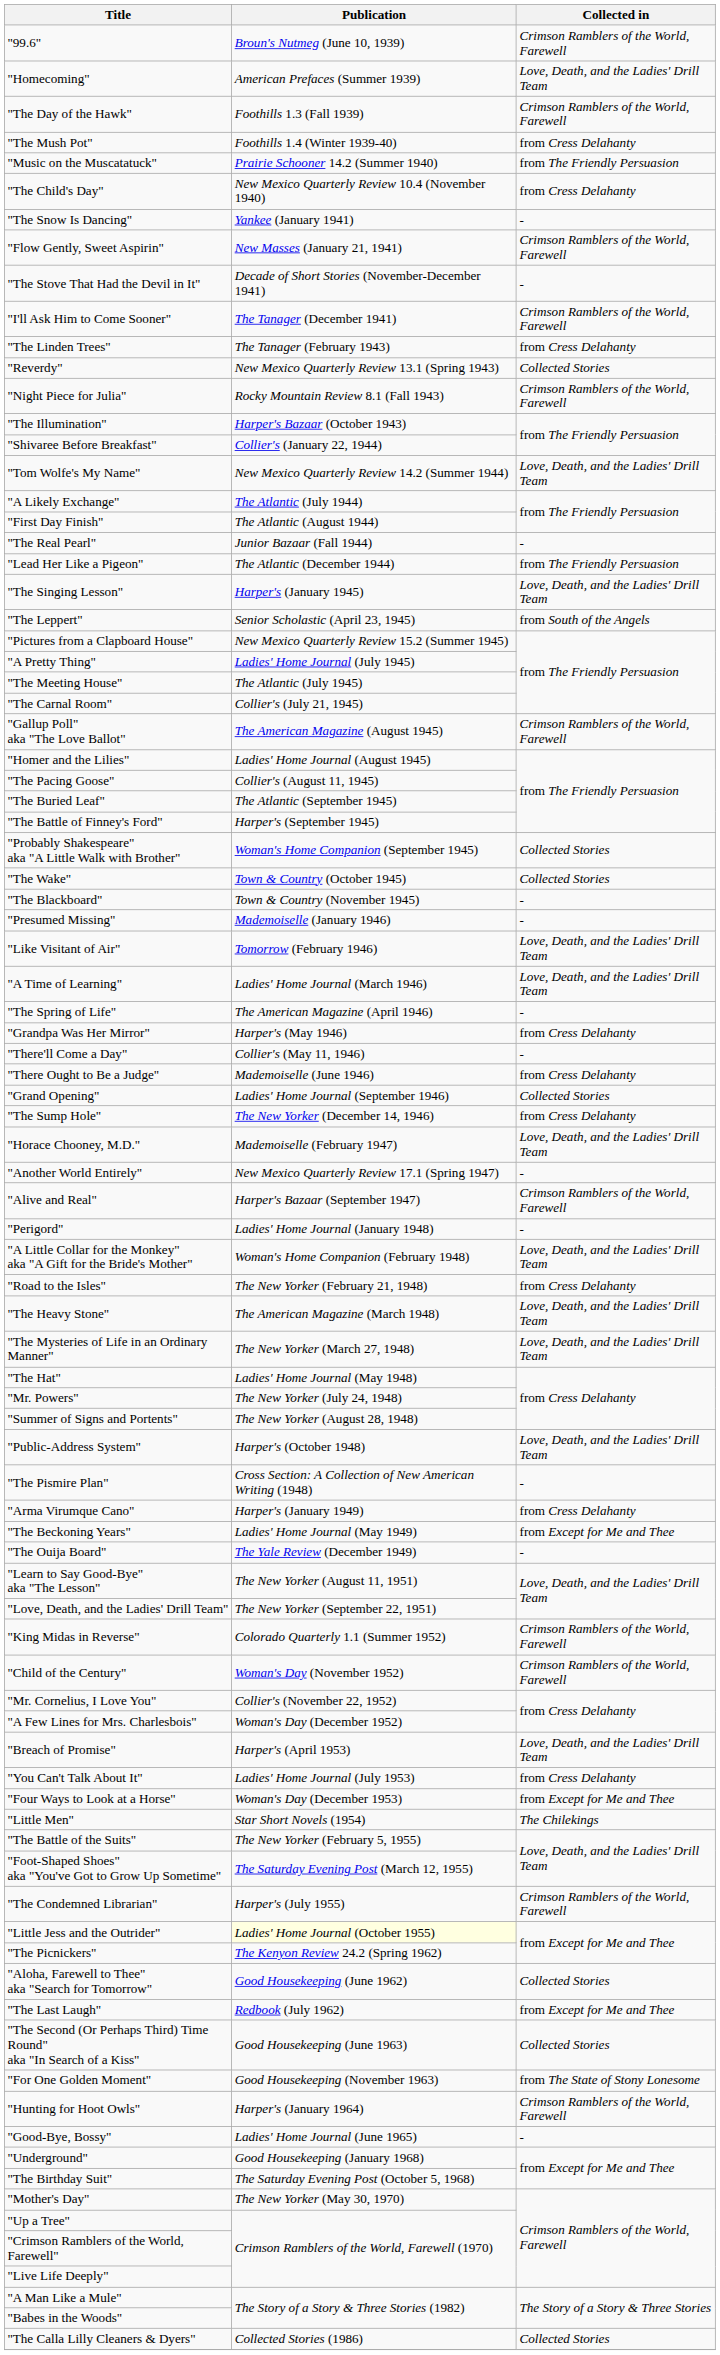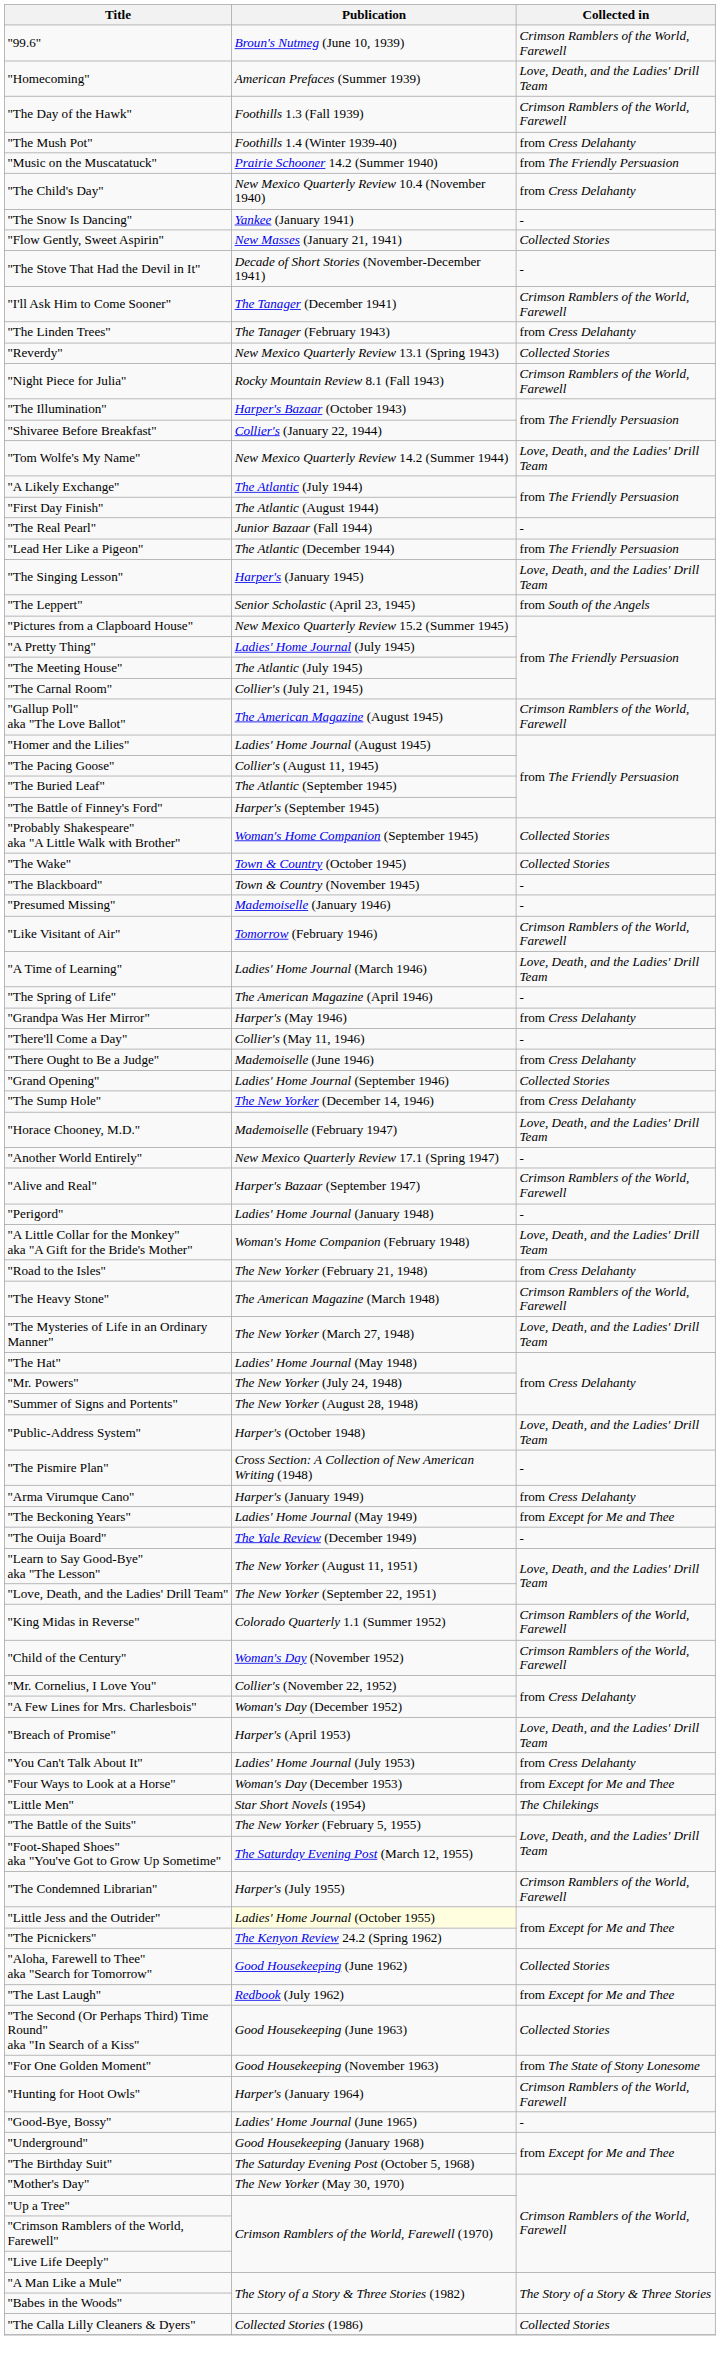(604, 247) Crimson Ramblers of the World, Farewell -> (565, 240) Collected Stories
(609, 948) Love, Death, and the Ladies' Drill Team -> (604, 933) Crimson Ramblers of the World, Farewell
(609, 1313) Love, Death, and the Ladies' Drill Team -> (604, 1298) Crimson Ramblers of the World, Farewell
